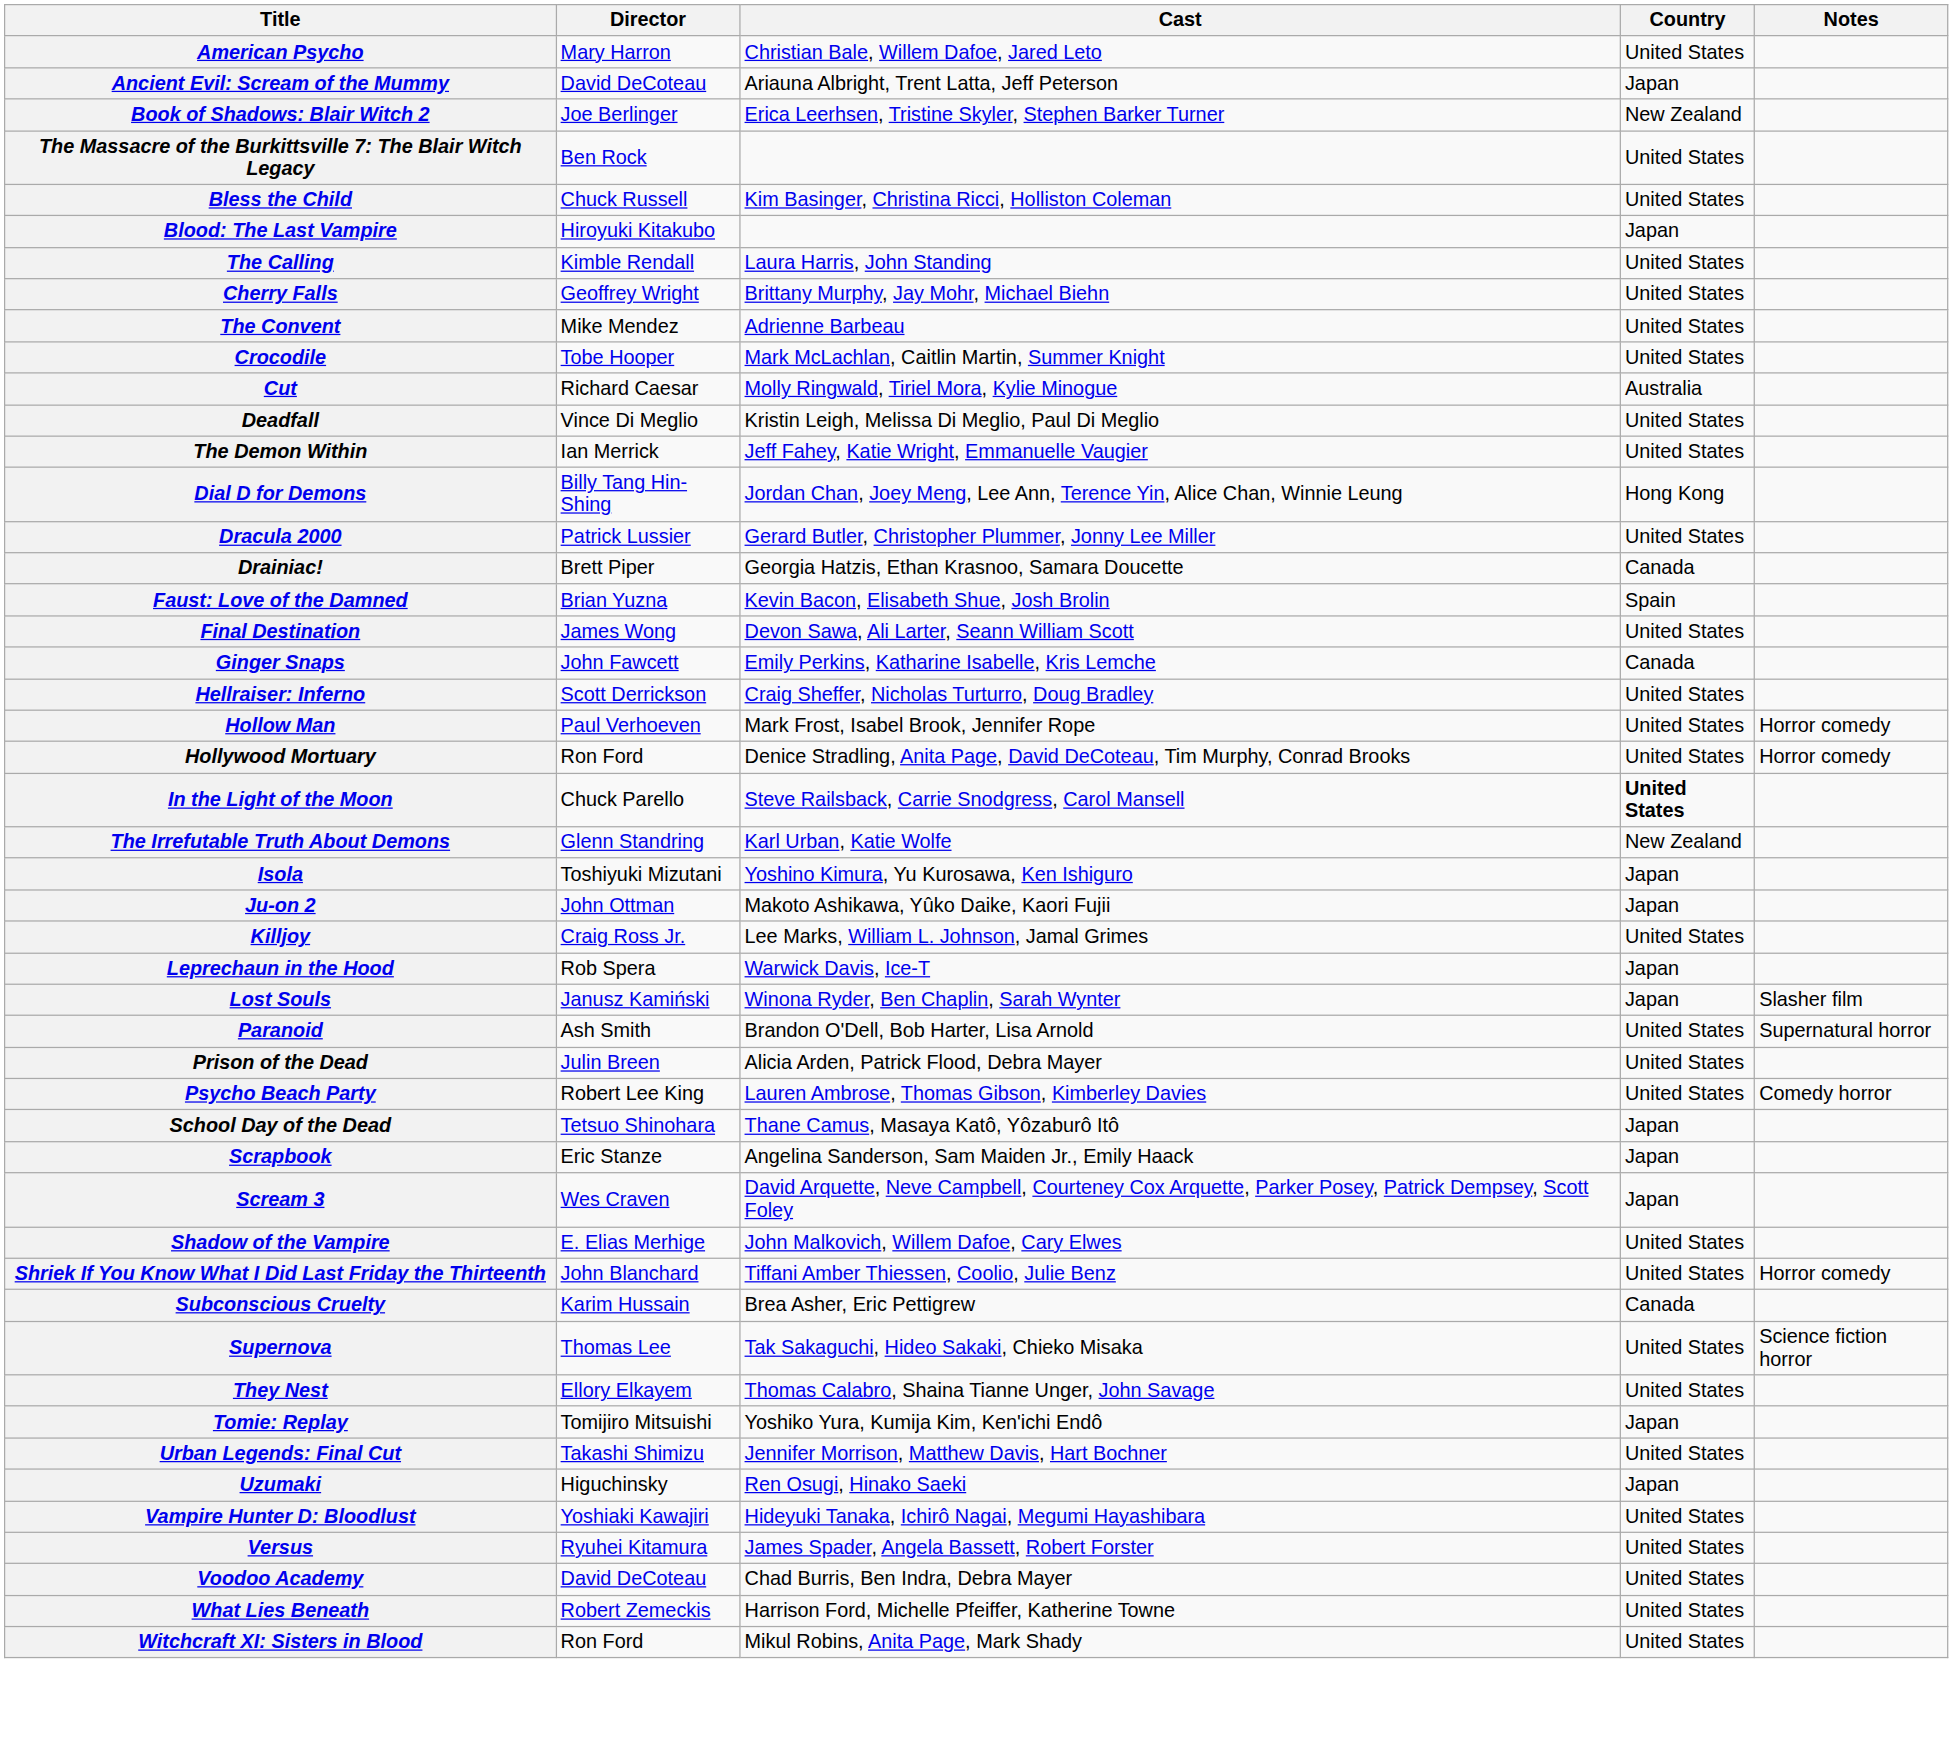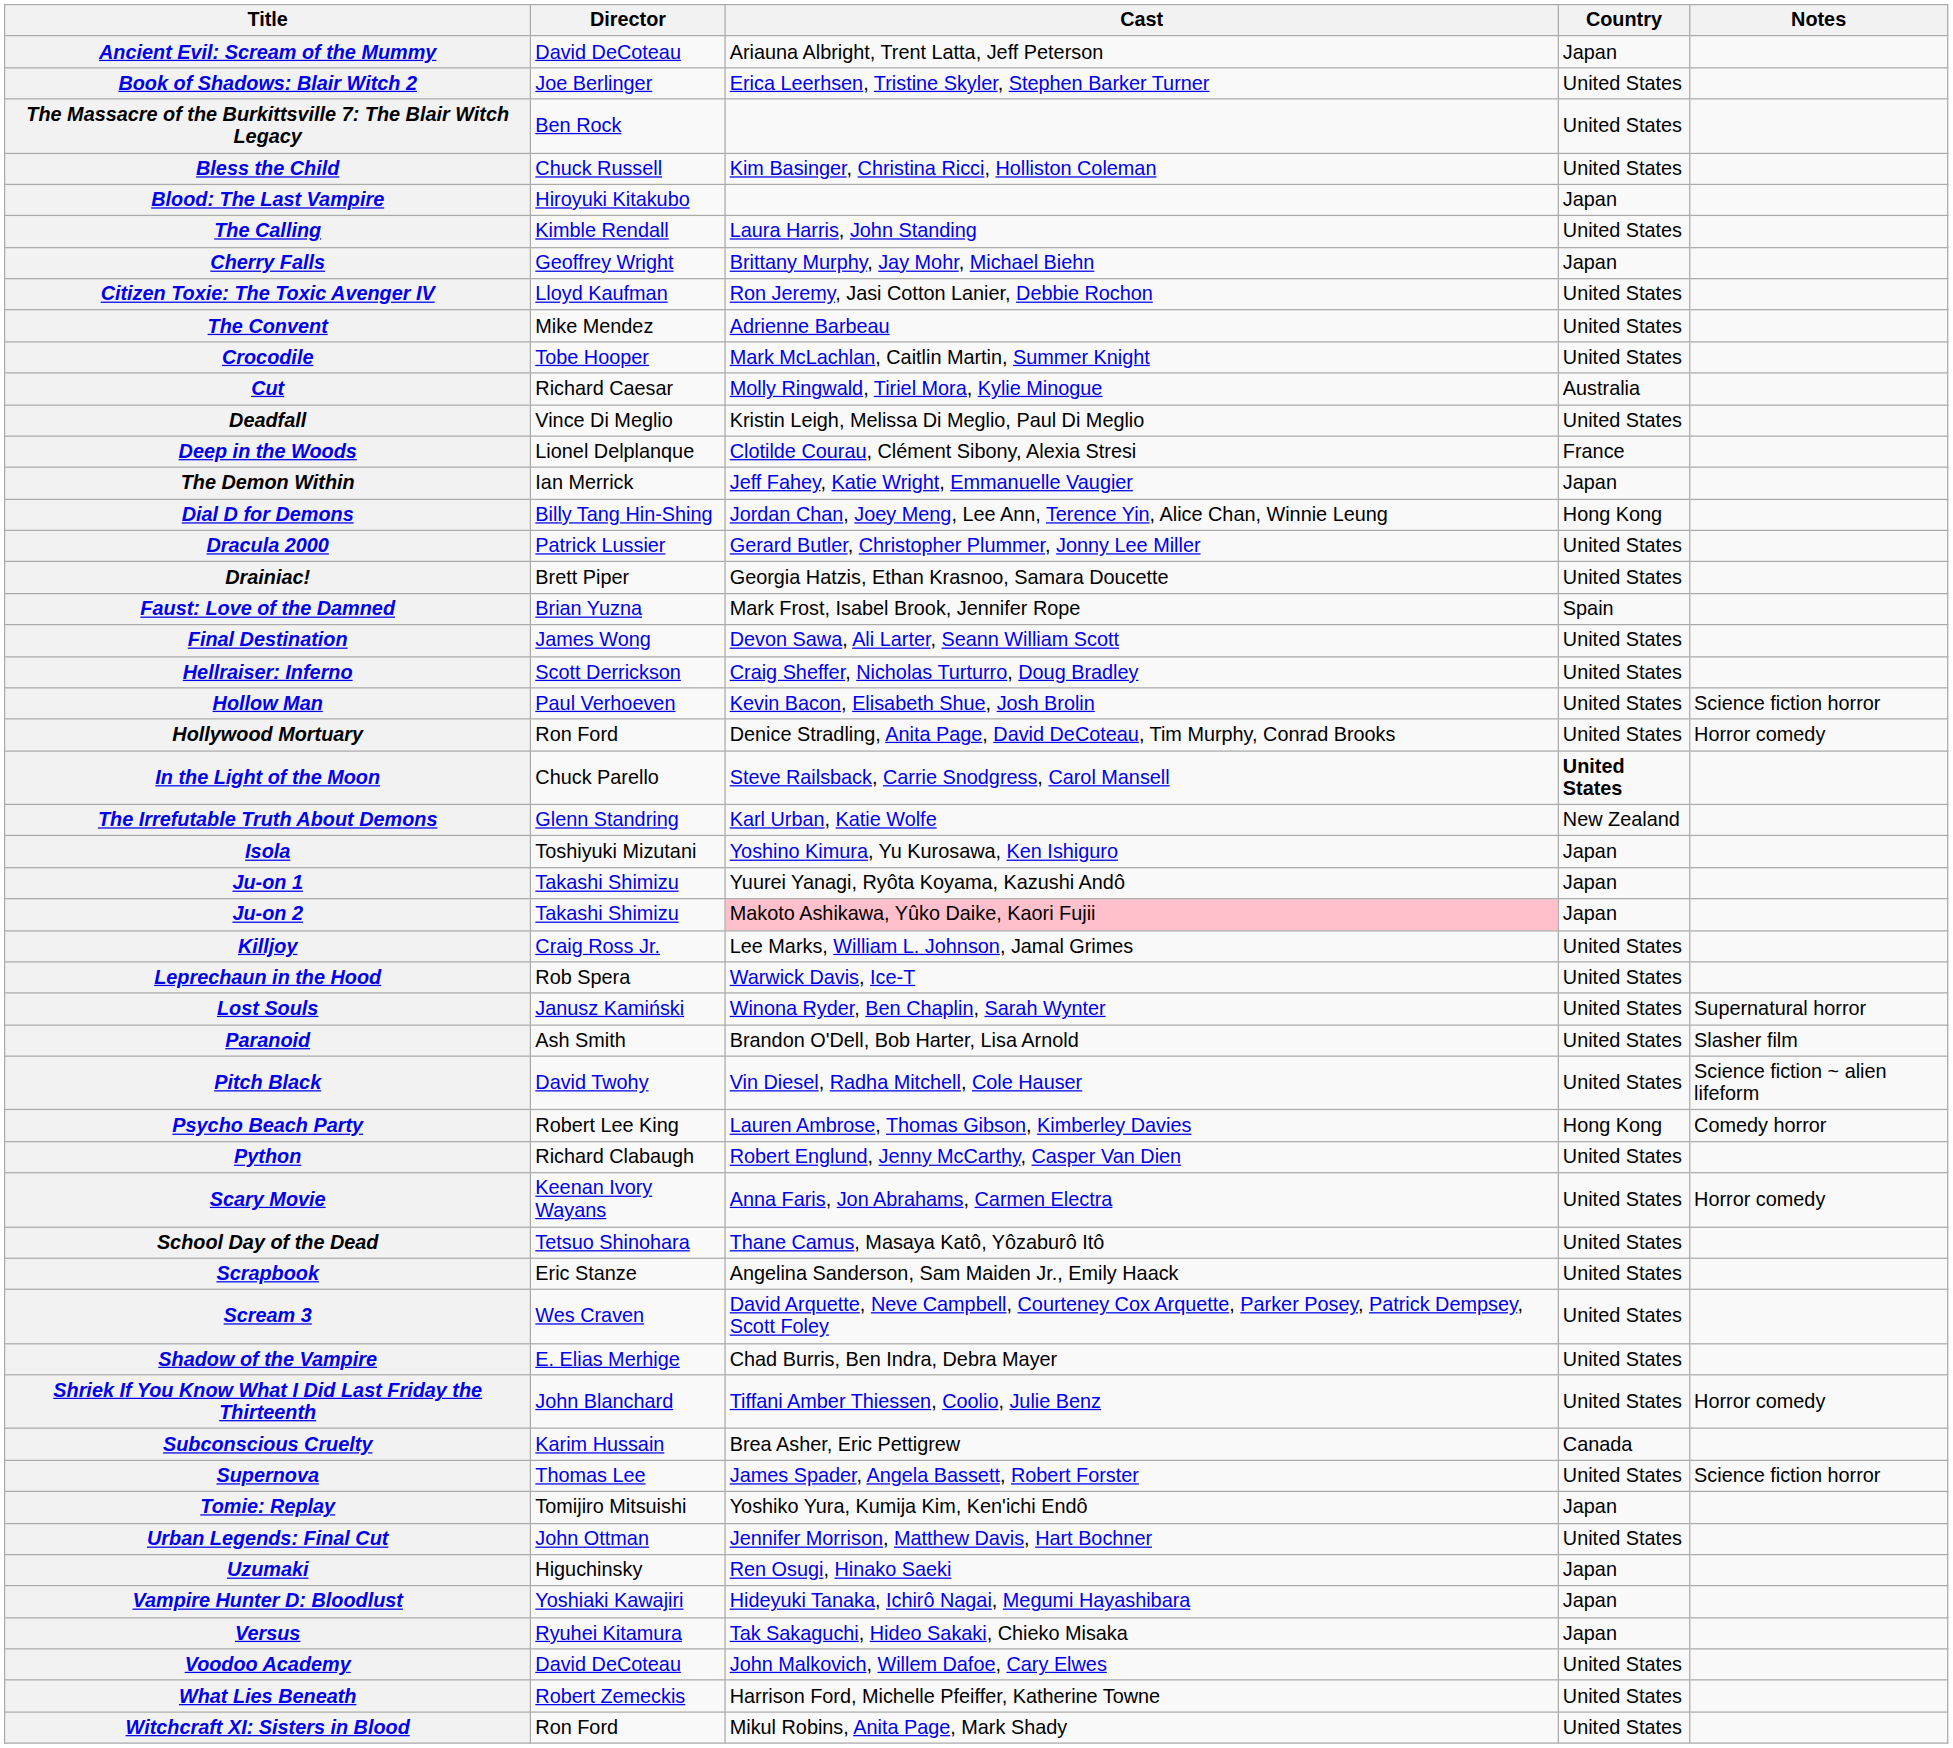- row: (280, 51)
(1683, 114) New Zealand -> (1622, 83) United States
(1685, 294) United States -> (1590, 262) Japan
+ row: (268, 294)
+ row: (268, 451)
(1685, 451) United States -> (1590, 483) Japan
(1660, 568) Canada -> (1622, 577) United States
(927, 599) Kevin Bacon, Elisabeth Shue, Josh Brolin -> (905, 608) Mark Frost, Isabel Brook, Jennifer Rope
- row: (280, 662)
(920, 725) Mark Frost, Isabel Brook, Jennifer Rope -> (912, 703) Kevin Bacon, Elisabeth Shue, Josh Brolin
(1825, 725) Horror comedy -> (1787, 703) Science fiction horror
+ row: (268, 882)
(617, 905) John Ottman -> (607, 914) Takashi Shimizu
(927, 905) no background -> (913, 914) pink background
(1652, 968) Japan -> (1622, 977) United States
(1652, 999) Japan -> (1622, 1008) United States
(1811, 999) Slasher film -> (1780, 1008) Supernatural horror
(1845, 1031) Supernatural horror -> (1746, 1040) Slasher film
+ row: (268, 1082)
- row: (280, 1062)
(1685, 1094) United States -> (1612, 1125) Hong Kong
+ row: (268, 1157)
+ row: (268, 1199)
(1652, 1125) Japan -> (1622, 1242) United States
(1652, 1157) Japan -> (1622, 1273) United States
(1652, 1199) Japan -> (1622, 1316) United States
(933, 1242) John Malkovich, Willem Dafoe, Cary Elwes -> (893, 1358) Chad Burris, Ben Indra, Debra Mayer
(944, 1347) Tak Sakaguchi, Hideo Sakaki, Chieko Misaka -> (934, 1475) James Spader, Angela Bassett, Robert Forster
- row: (280, 1390)
(632, 1453) Takashi Shimizu -> (592, 1538) John Ottman
(1685, 1516) United States -> (1590, 1601) Japan
(949, 1547) James Spader, Angela Bassett, Robert Forster -> (929, 1633) Tak Sakaguchi, Hideo Sakaki, Chieko Misaka
(1685, 1547) United States -> (1590, 1633) Japan
(908, 1579) Chad Burris, Ben Indra, Debra Mayer -> (918, 1664) John Malkovich, Willem Dafoe, Cary Elwes
